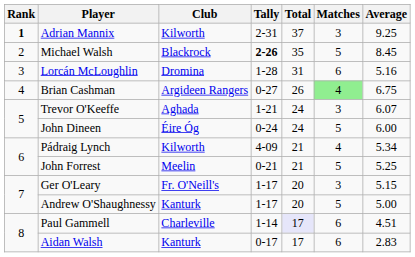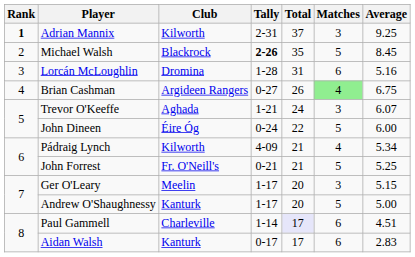(298, 128) 24 -> (298, 128) 22
(178, 166) Meelin -> (190, 166) Fr. O'Neill's
(190, 185) Fr. O'Neill's -> (178, 185) Meelin
